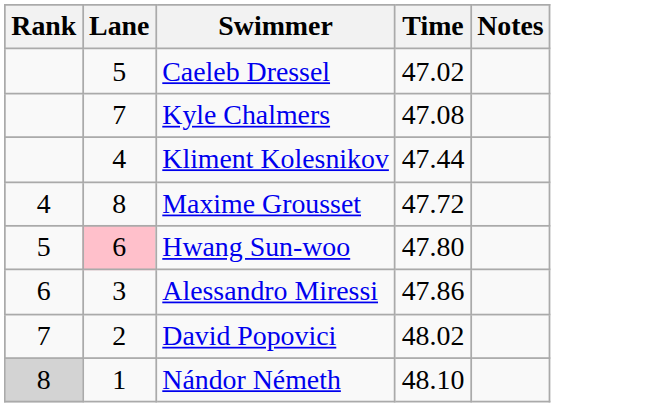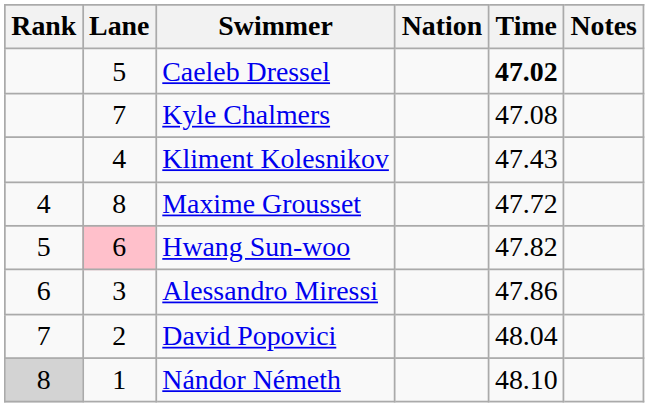+ column: (442, 26)
(433, 70) normal -> (526, 70) bold
(433, 159) 47.44 -> (526, 159) 47.43
(433, 247) 47.80 -> (526, 247) 47.82
(433, 335) 48.02 -> (526, 335) 48.04
